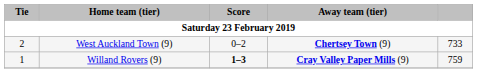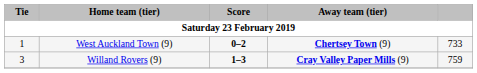(22, 44) 2 -> (22, 44) 1
(238, 44) normal -> (238, 44) bold
(22, 60) 1 -> (22, 60) 3
